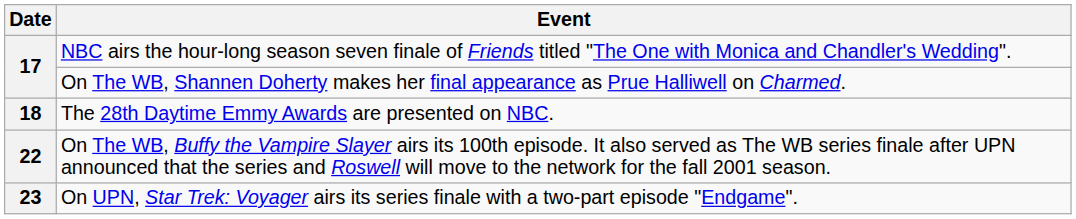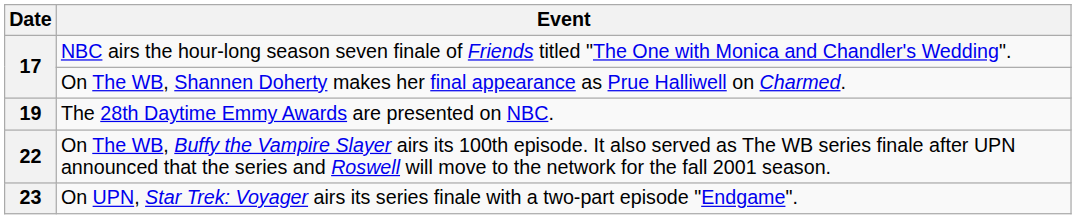(30, 113) 18 -> (30, 113) 19
